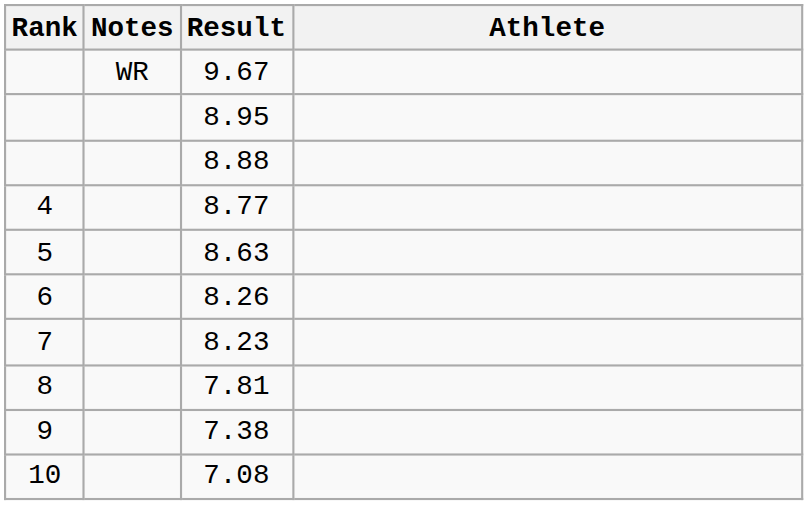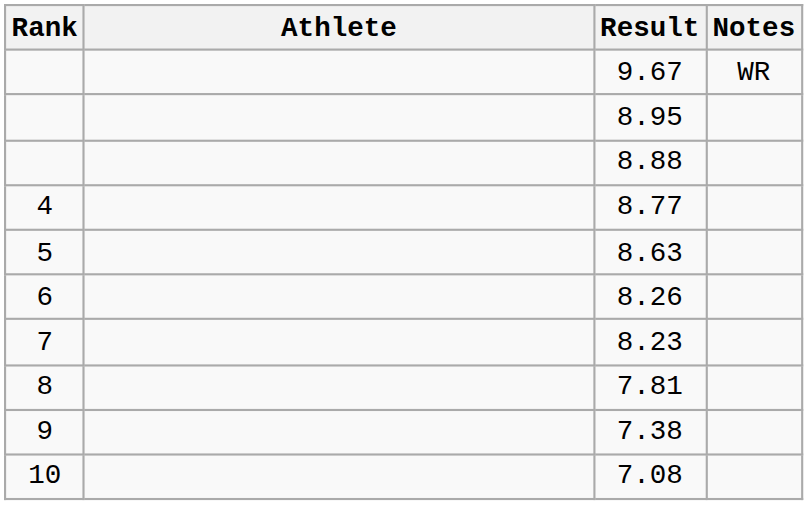columns swapped: (547, 28) <-> (132, 28)
